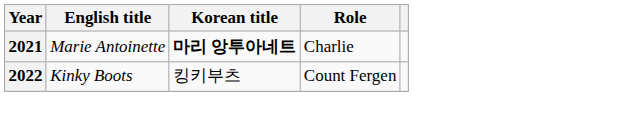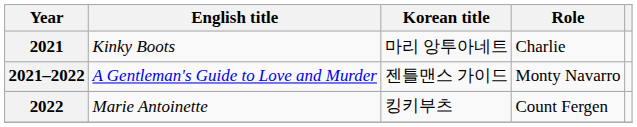(108, 46) Marie Antoinette -> (134, 46) Kinky Boots
(235, 45) bold -> (446, 45) normal
+ row: (47, 76)
(91, 76) Kinky Boots -> (150, 106) Marie Antoinette
